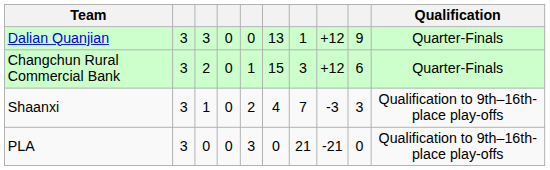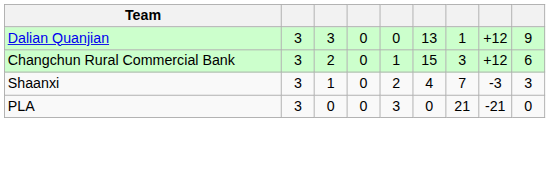- column: (458, 15)
